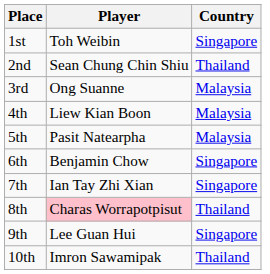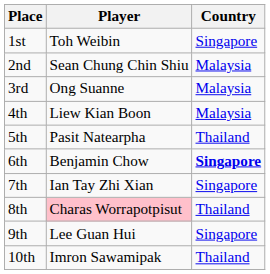(223, 64) Thailand -> (223, 64) Malaysia
(223, 137) Malaysia -> (223, 137) Thailand
(226, 161) normal -> (228, 161) bold
